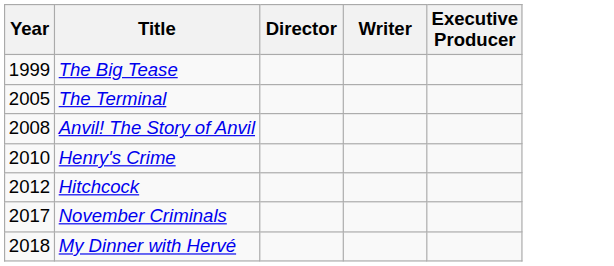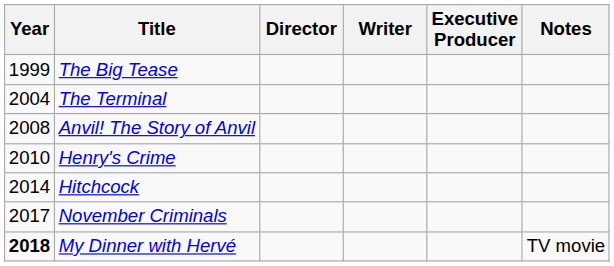+ column: (566, 29)
(30, 98) 2005 -> (30, 98) 2004
(30, 187) 2012 -> (30, 187) 2014
(30, 246) normal -> (30, 246) bold
